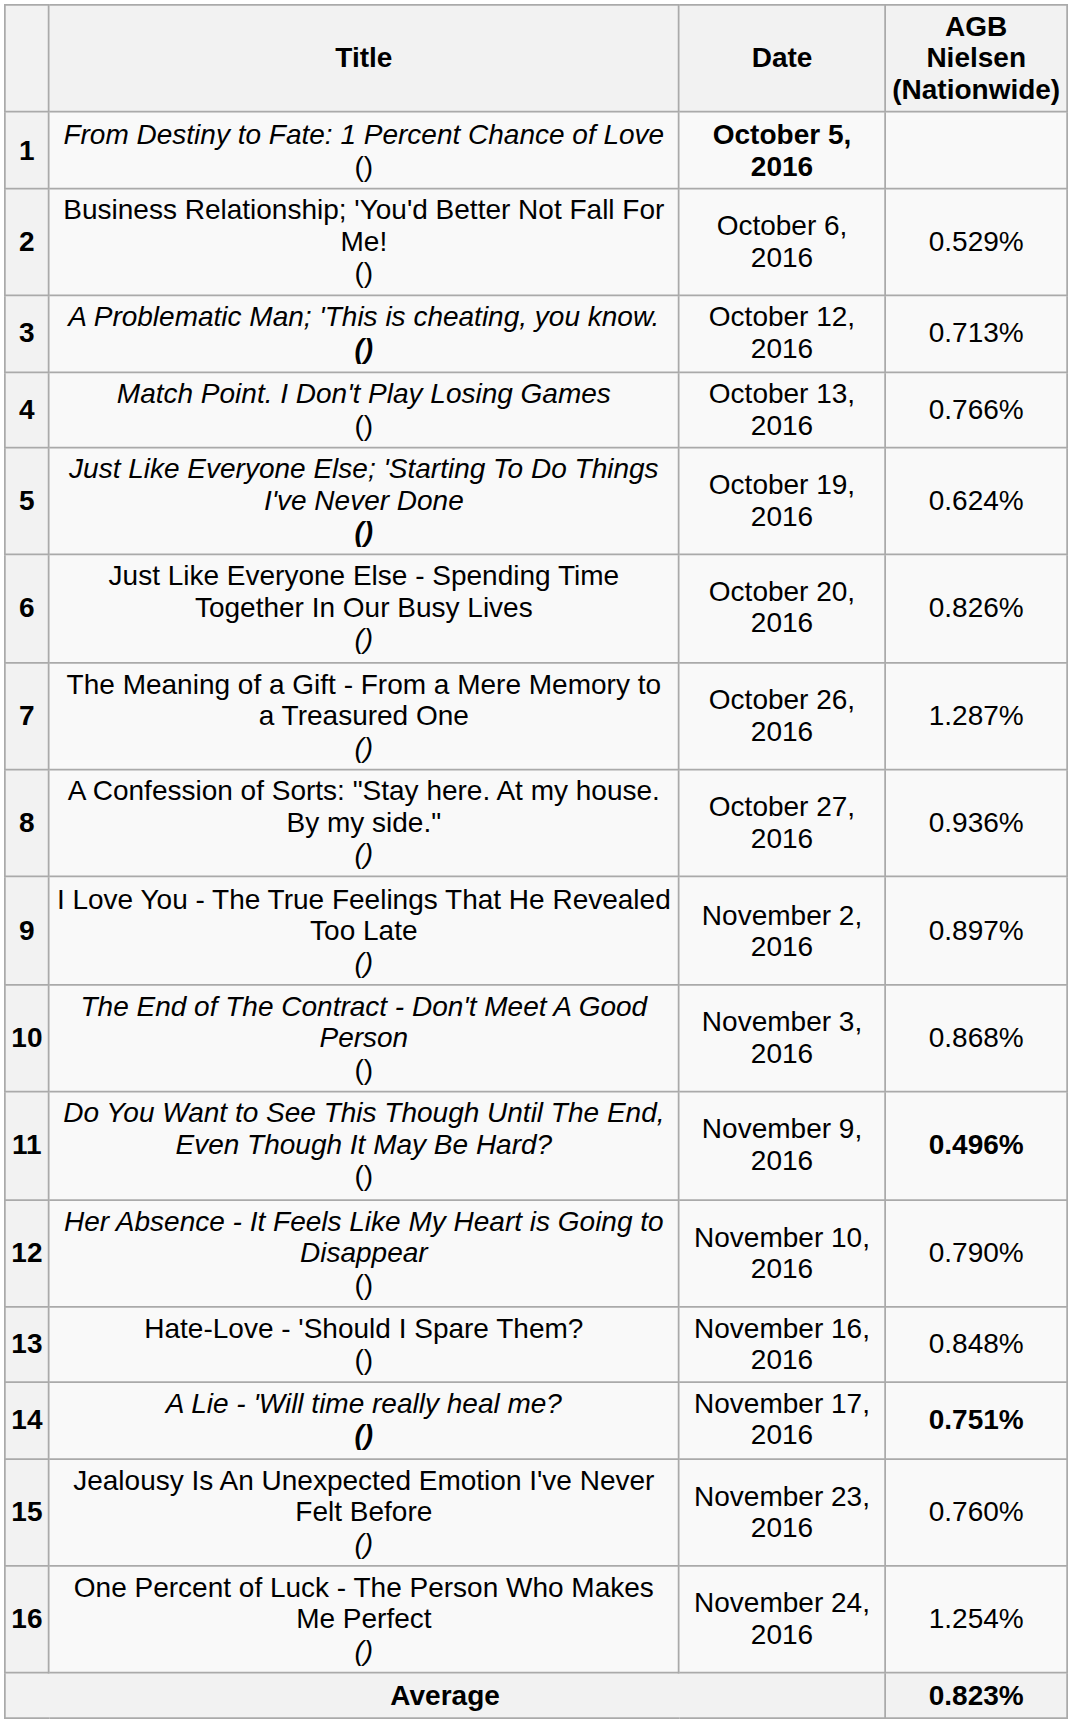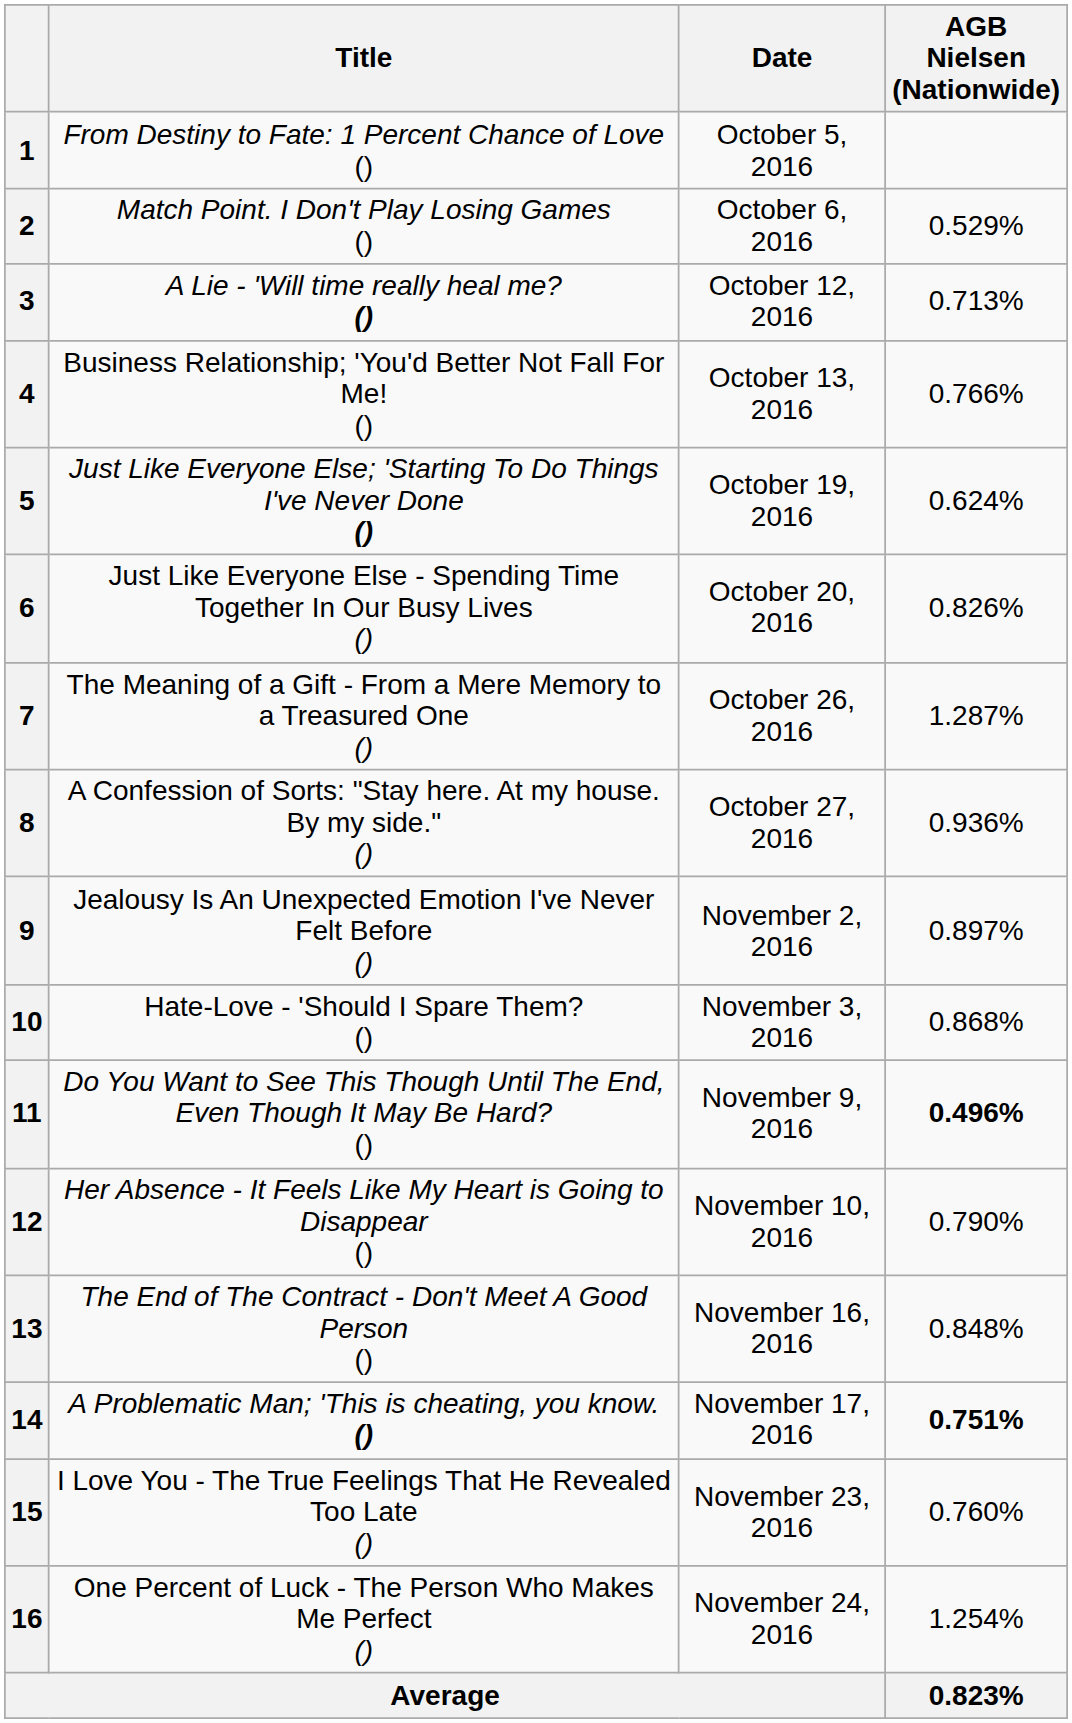(782, 149) bold -> (782, 149) normal
(364, 241) Business Relationship; 'You'd Better Not Fall For Me! () -> (364, 225) Match Point. I Don't Play Losing Games ()
(364, 333) A Problematic Man; 'This is cheating, you know. () -> (364, 301) A Lie - 'Will time really heal me? ()
(364, 409) Match Point. I Don't Play Losing Games () -> (364, 393) Business Relationship; 'You'd Better Not Fall For Me! ()
(364, 930) I Love You - The True Feelings That He Revealed Too Late () -> (364, 930) Jealousy Is An Unexpected Emotion I've Never Felt Before ()
(364, 1037) The End of The Contract - Don't Meet A Good Person () -> (364, 1022) Hate-Love - 'Should I Spare Them? ()
(364, 1344) Hate-Love - 'Should I Spare Them? () -> (364, 1328) The End of The Contract - Don't Meet A Good Person ()
(364, 1420) A Lie - 'Will time really heal me? () -> (364, 1420) A Problematic Man; 'This is cheating, you know. ()
(364, 1511) Jealousy Is An Unexpected Emotion I've Never Felt Before () -> (364, 1511) I Love You - The True Feelings That He Revealed Too Late ()
